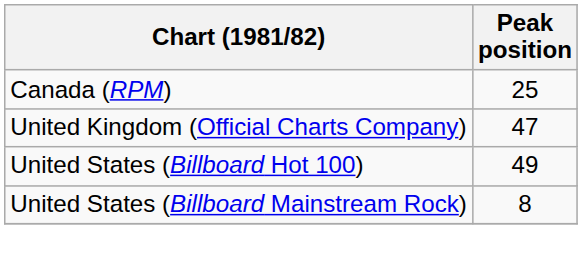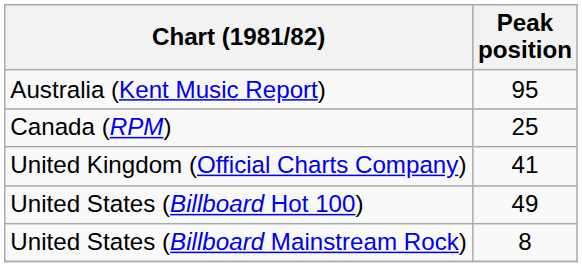+ row: (168, 89)
(525, 127) 47 -> (525, 165) 41
